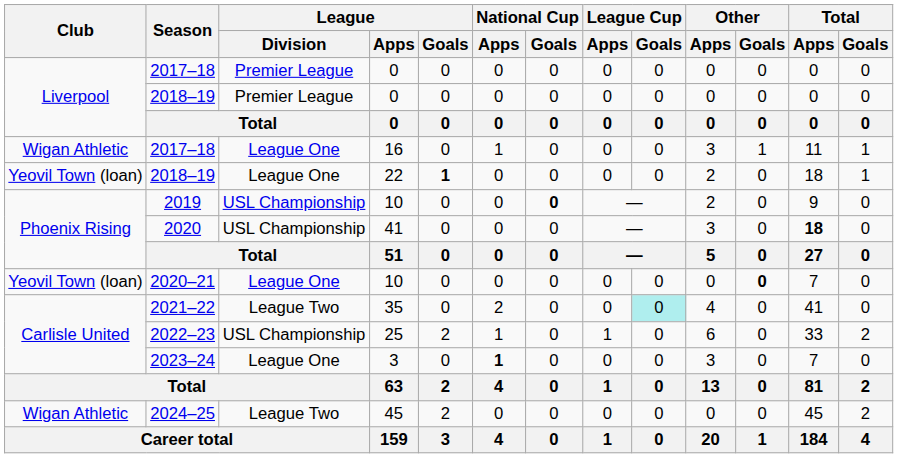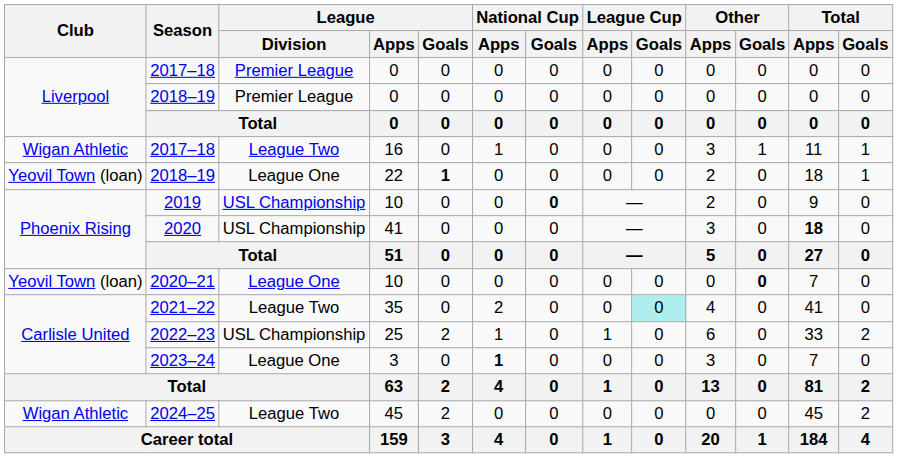(294, 149) League One -> (294, 149) League Two
